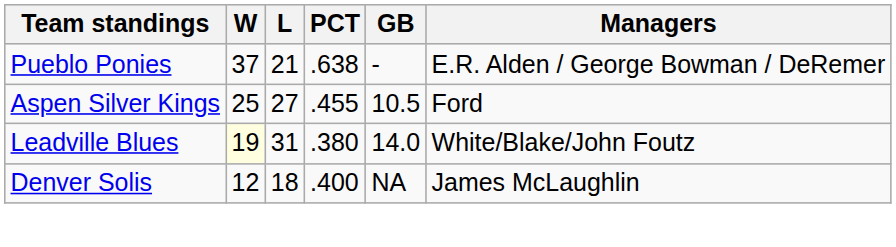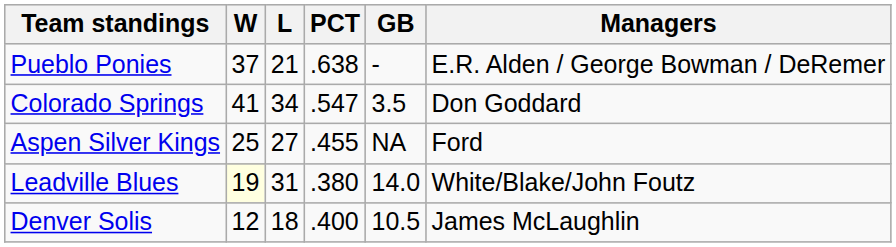+ row: (107, 103)
(396, 103) 10.5 -> (389, 143) NA
(389, 182) NA -> (396, 222) 10.5
